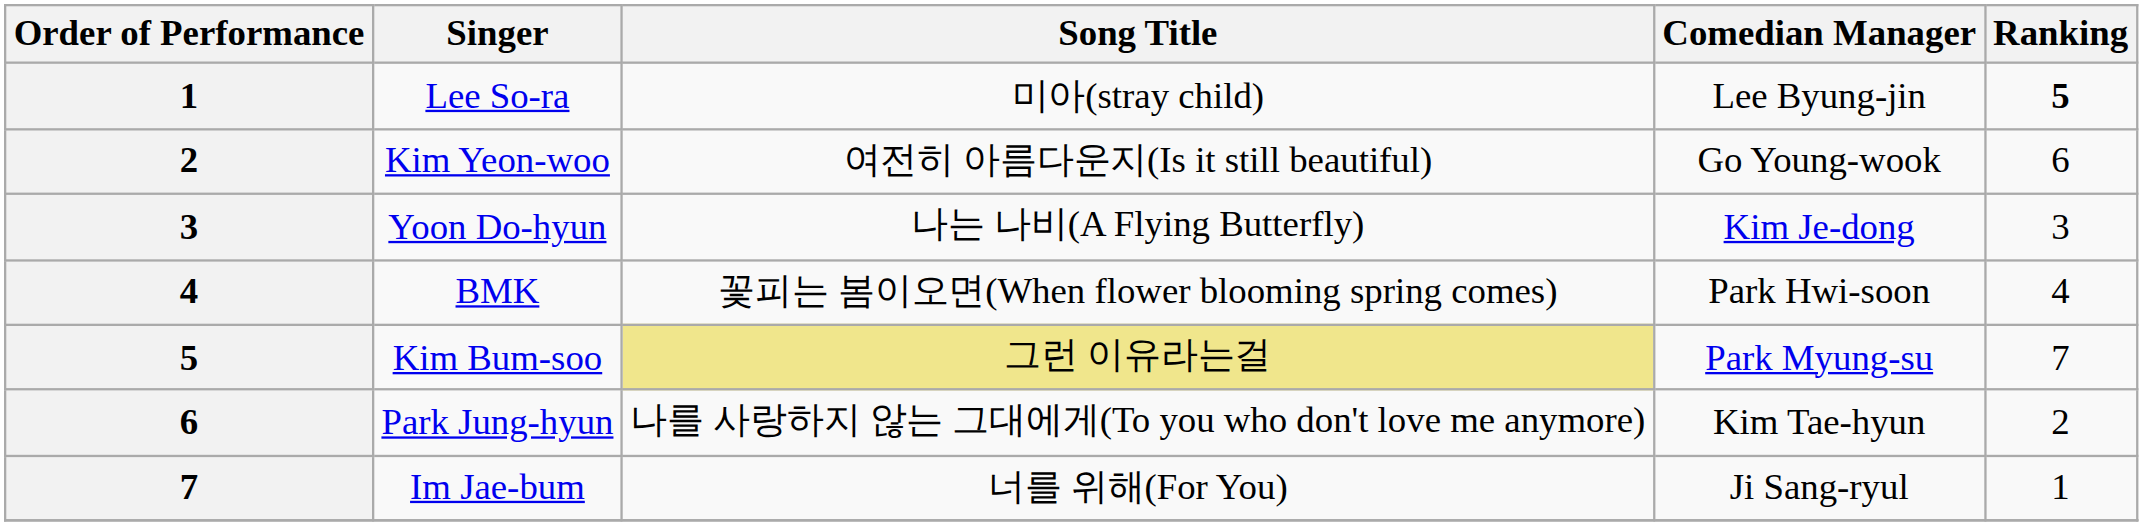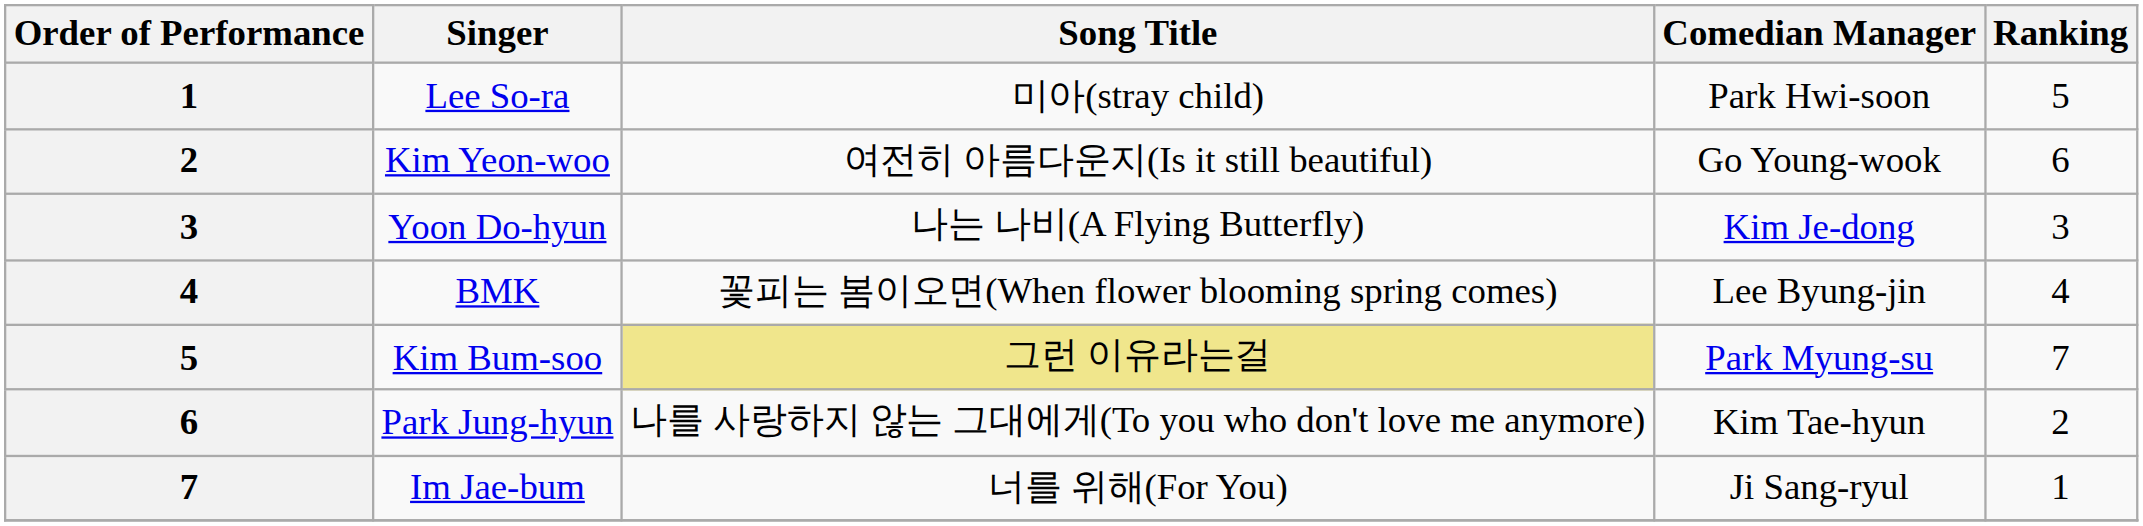(1819, 95) Lee Byung-jin -> (1819, 95) Park Hwi-soon
(2061, 95) bold -> (2061, 95) normal
(1819, 291) Park Hwi-soon -> (1819, 291) Lee Byung-jin
